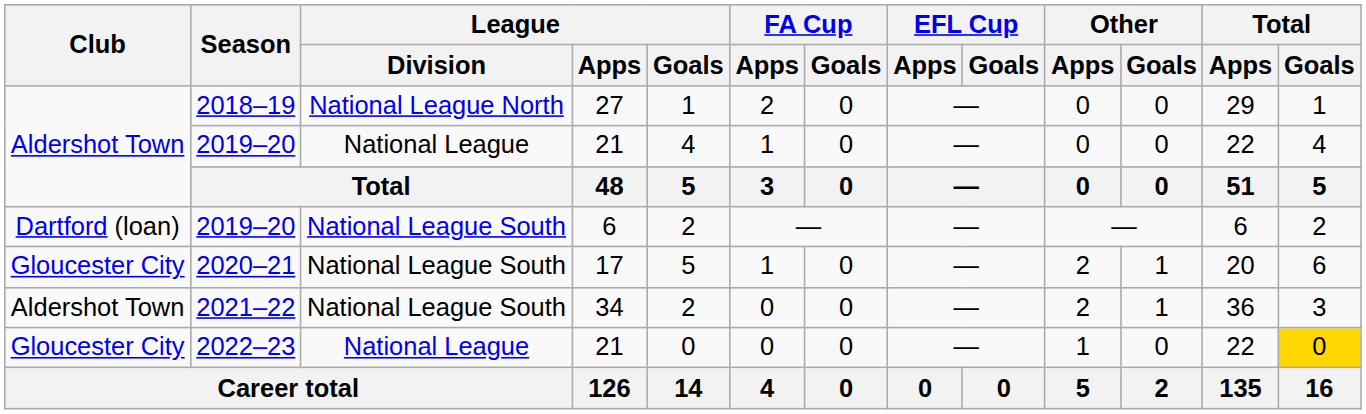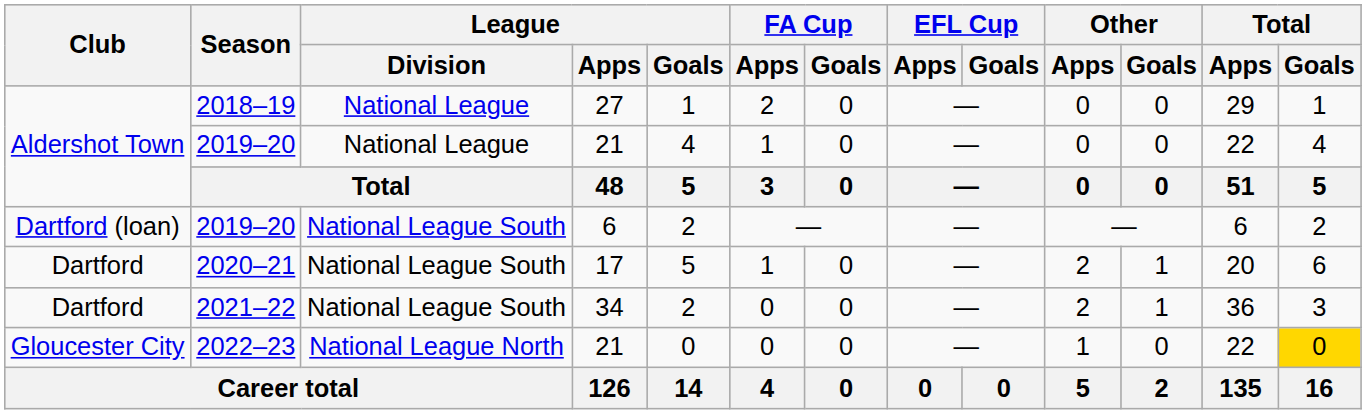(436, 105) National League North -> (436, 105) National League
(98, 266) Gloucester City -> (98, 266) Dartford
(98, 307) Aldershot Town -> (98, 307) Dartford
(436, 347) National League -> (436, 347) National League North
